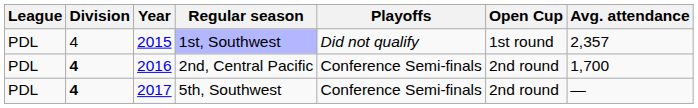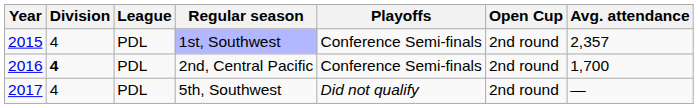columns swapped: (154, 16) <-> (35, 16)
(370, 41) Did not qualify -> (401, 41) Conference Semi-finals
(521, 41) 1st round -> (524, 41) 2nd round
(74, 90) bold -> (54, 90) normal
(401, 90) Conference Semi-finals -> (370, 90) Did not qualify
